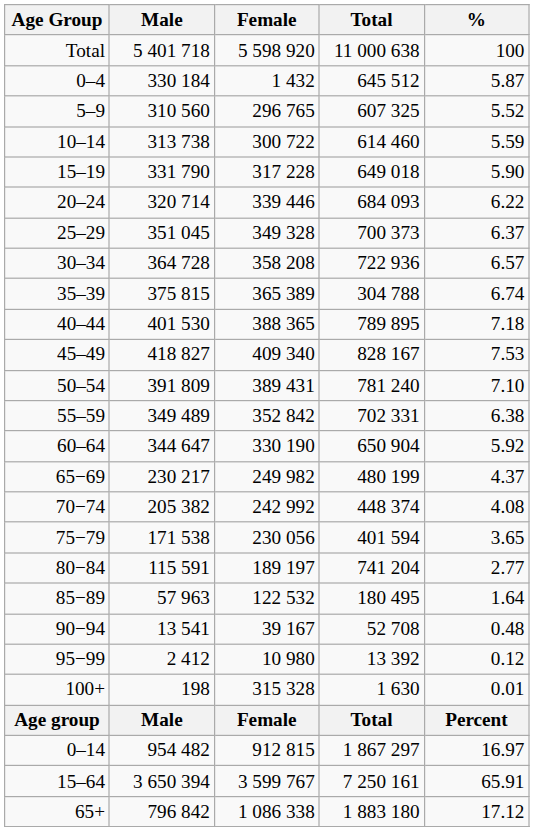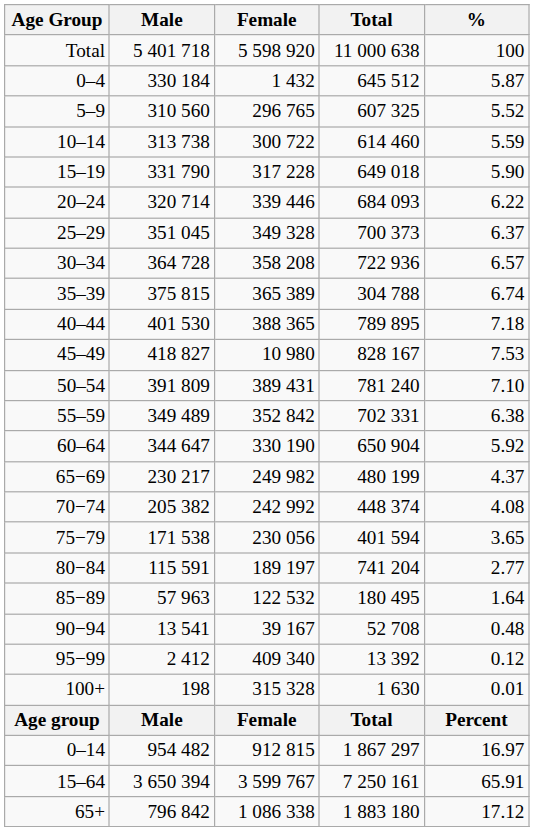(284, 354) 409 340 -> (288, 354) 10 980
(288, 659) 10 980 -> (284, 659) 409 340
